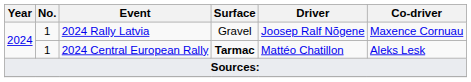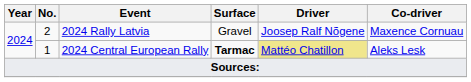(47, 31) 1 -> (47, 31) 2
(302, 49) no background -> (302, 49) khaki background
